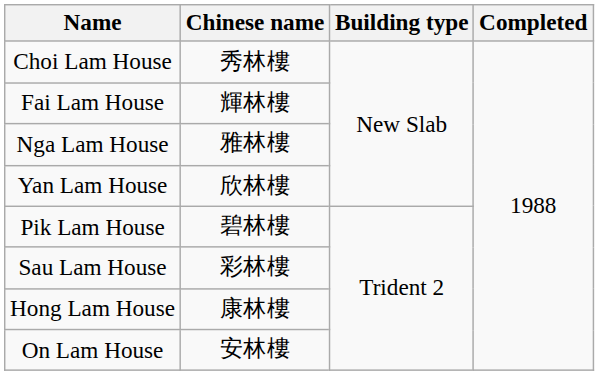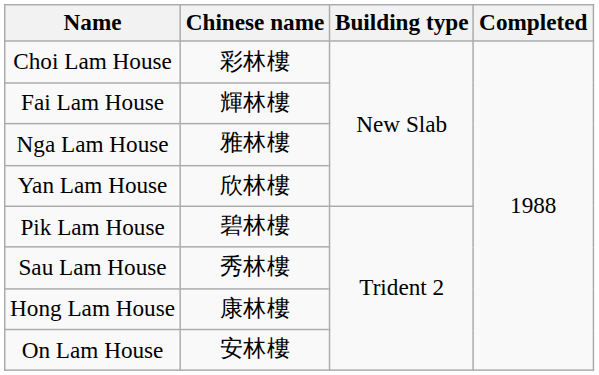(255, 61) 秀林樓 -> (255, 61) 彩林樓
(255, 266) 彩林樓 -> (255, 266) 秀林樓
